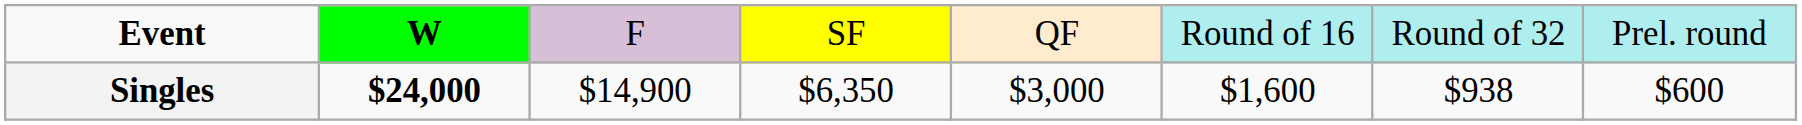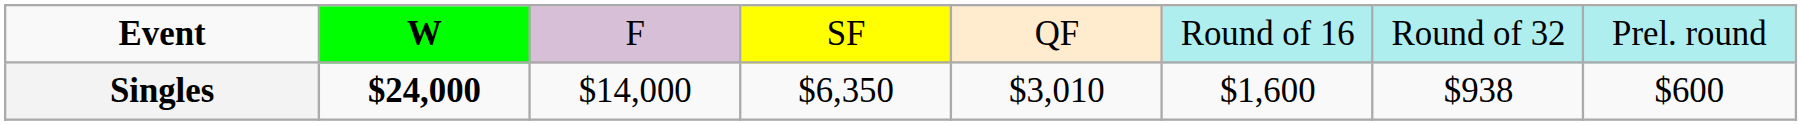(635, 90) $14,900 -> (635, 90) $14,000
(1057, 90) $3,000 -> (1057, 90) $3,010
